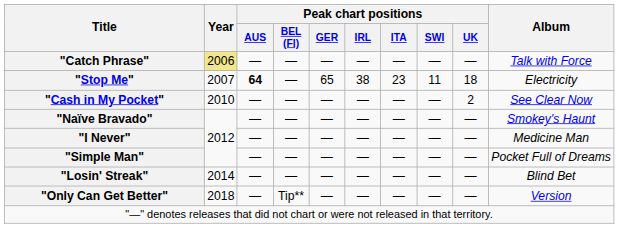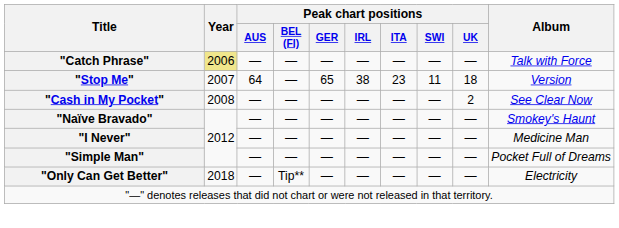(255, 80) bold -> (255, 80) normal
(551, 80) Electricity -> (551, 80) Version
(221, 99) 2010 -> (221, 99) 2008
- row: (104, 176)
(551, 196) Version -> (551, 176) Electricity
